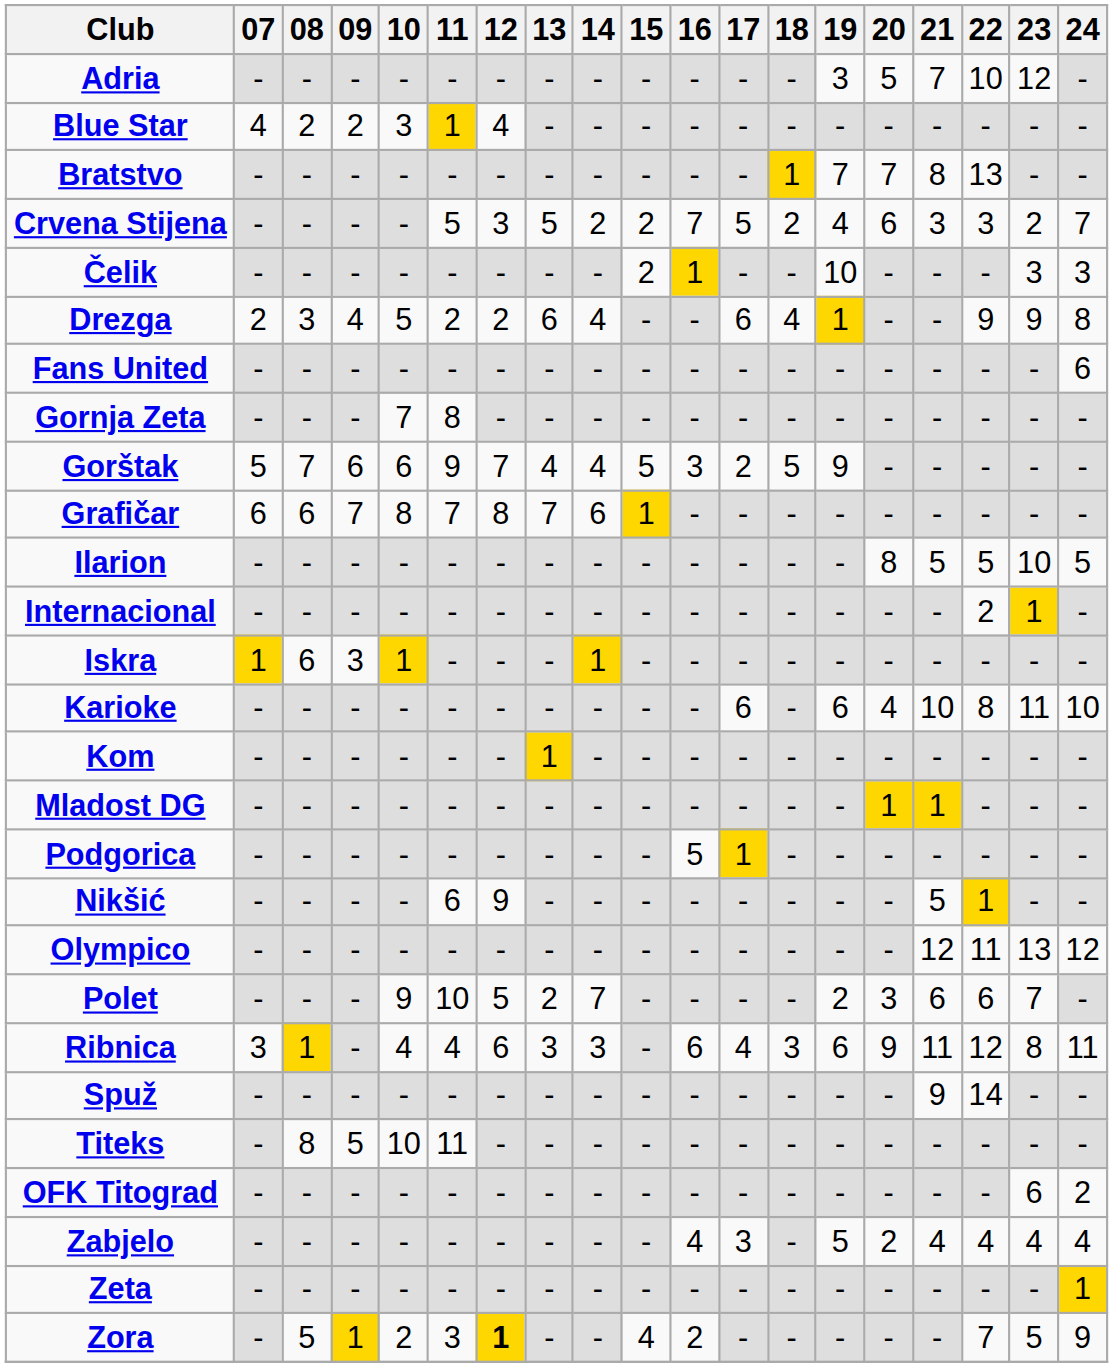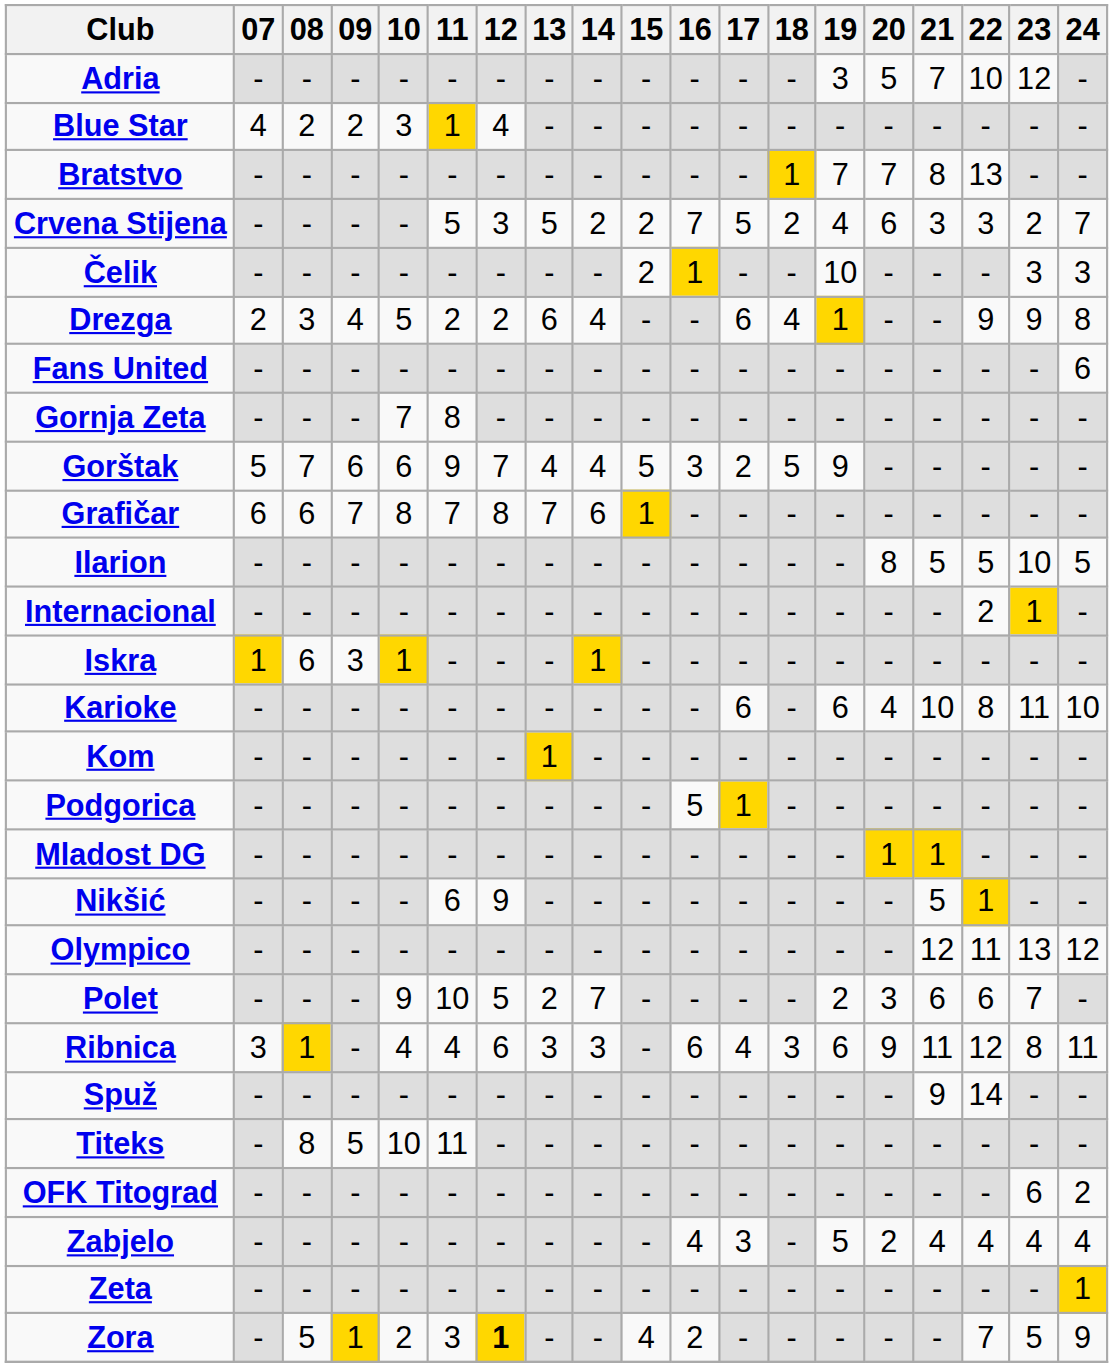rows swapped: (120, 805) <-> (120, 853)
